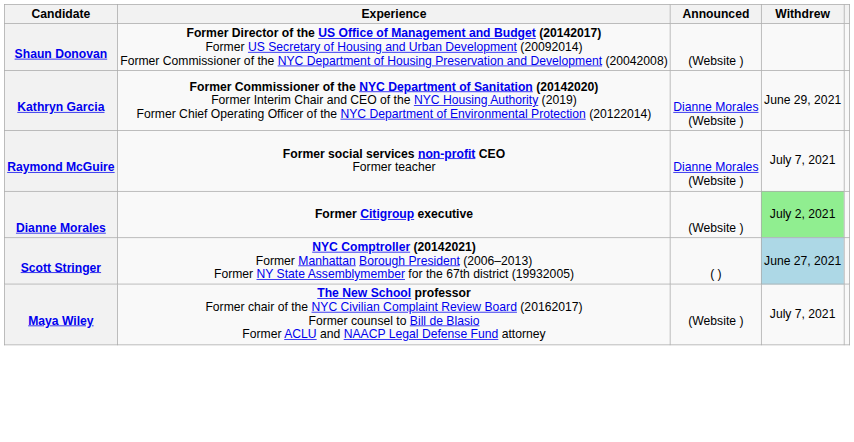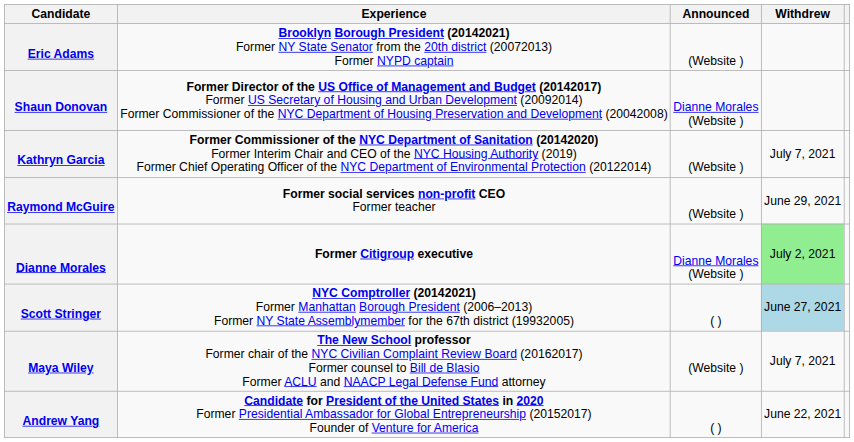+ row: (61, 53)
(716, 60) (Website ) -> (716, 114) Dianne Morales (Website )
(716, 114) Dianne Morales (Website ) -> (716, 167) (Website )
(803, 100) June 29, 2021 -> (803, 154) July 7, 2021
(716, 174) Dianne Morales (Website ) -> (716, 214) (Website )
(803, 160) July 7, 2021 -> (803, 200) June 29, 2021
(716, 228) (Website ) -> (716, 267) Dianne Morales (Website )
+ row: (61, 421)
